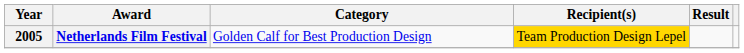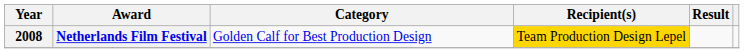(29, 36) 2005 -> (29, 36) 2008
